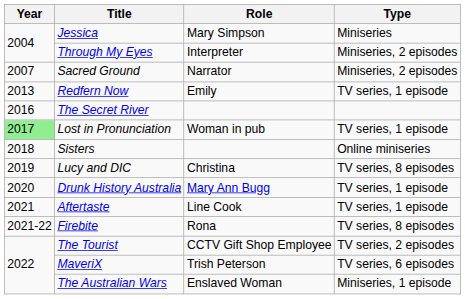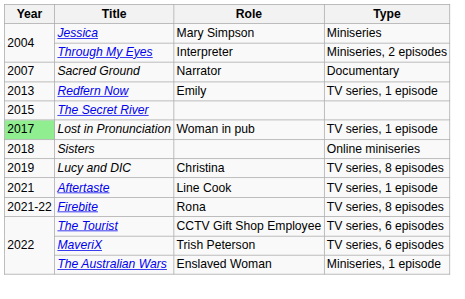(397, 71) Miniseries, 2 episodes -> (363, 71) Documentary
(21, 110) 2016 -> (21, 110) 2015
- row: (119, 187)
(396, 245) TV series, 2 episodes -> (385, 226) TV series, 6 episodes
